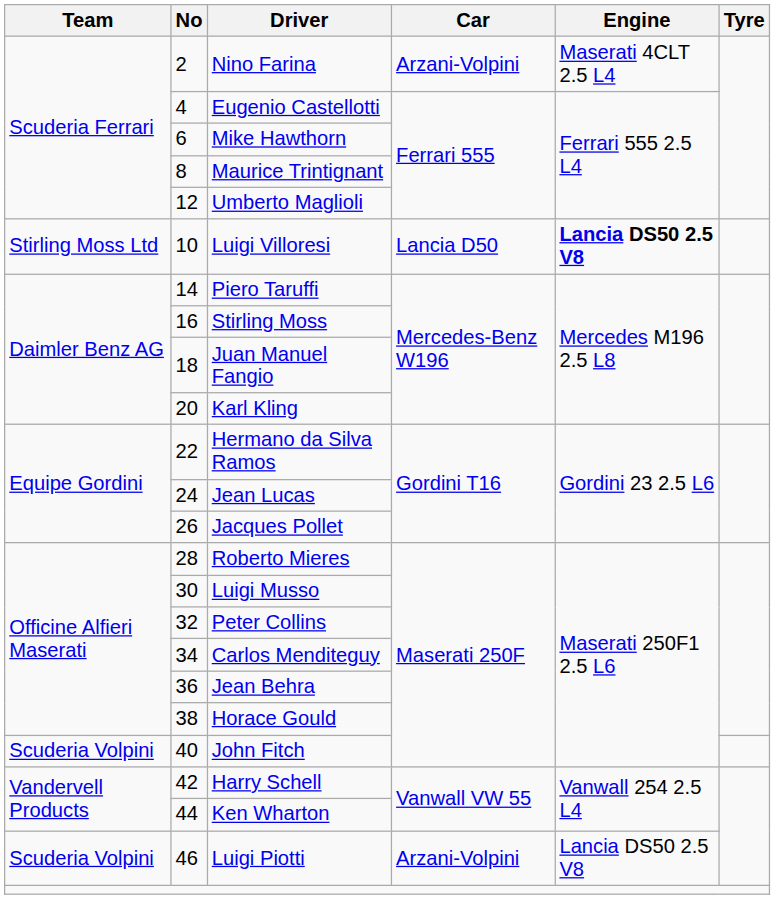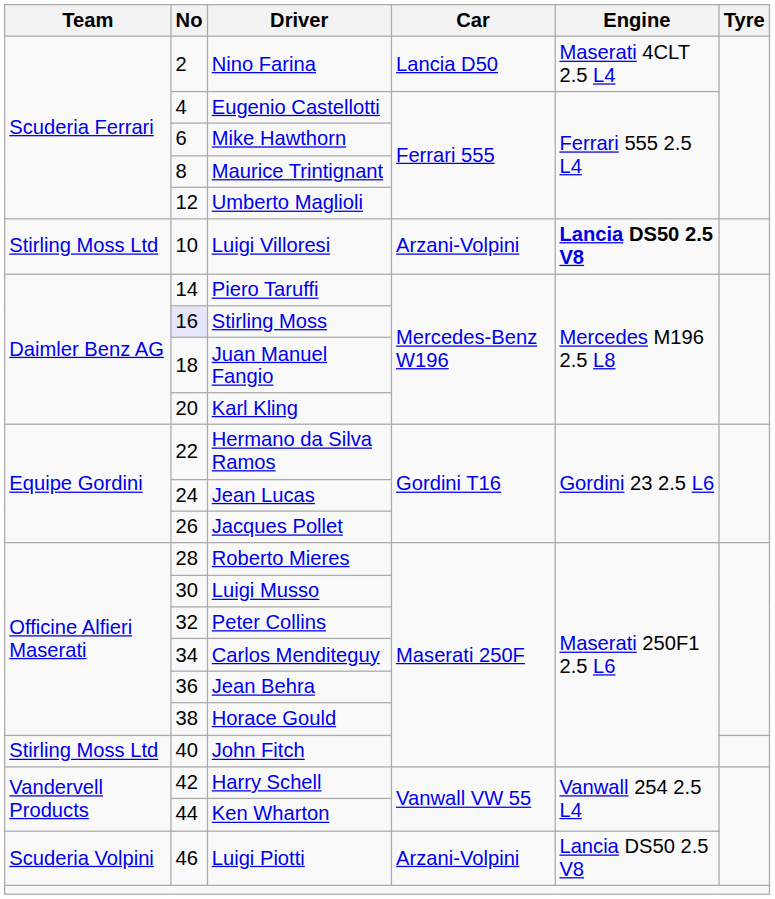(458, 63) Arzani-Volpini -> (447, 63) Lancia D50
(447, 246) Lancia D50 -> (458, 246) Arzani-Volpini
(187, 321) no background -> (187, 321) lavender background
(82, 750) Scuderia Volpini -> (84, 750) Stirling Moss Ltd
